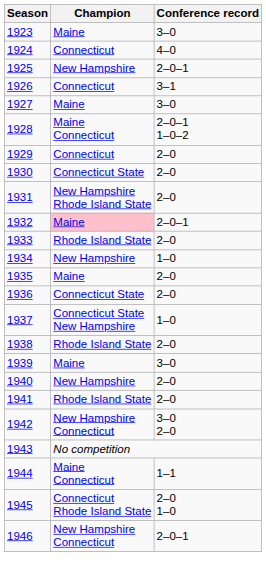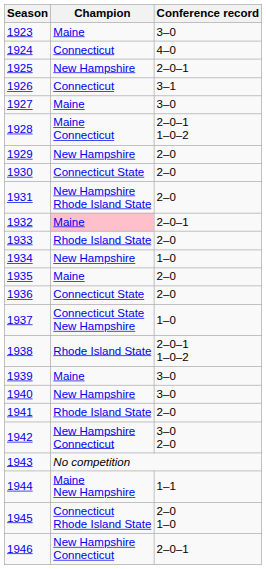(84, 154) Connecticut -> (94, 154) New Hampshire
(166, 344) 2–0 -> (173, 351) 2–0–1 1–0–2
(166, 381) 2–0 -> (166, 394) 3–0
(84, 473) Maine Connecticut -> (94, 486) Maine New Hampshire
